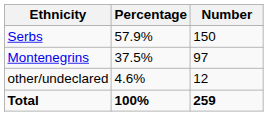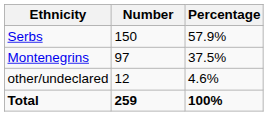columns swapped: (227, 15) <-> (151, 15)
